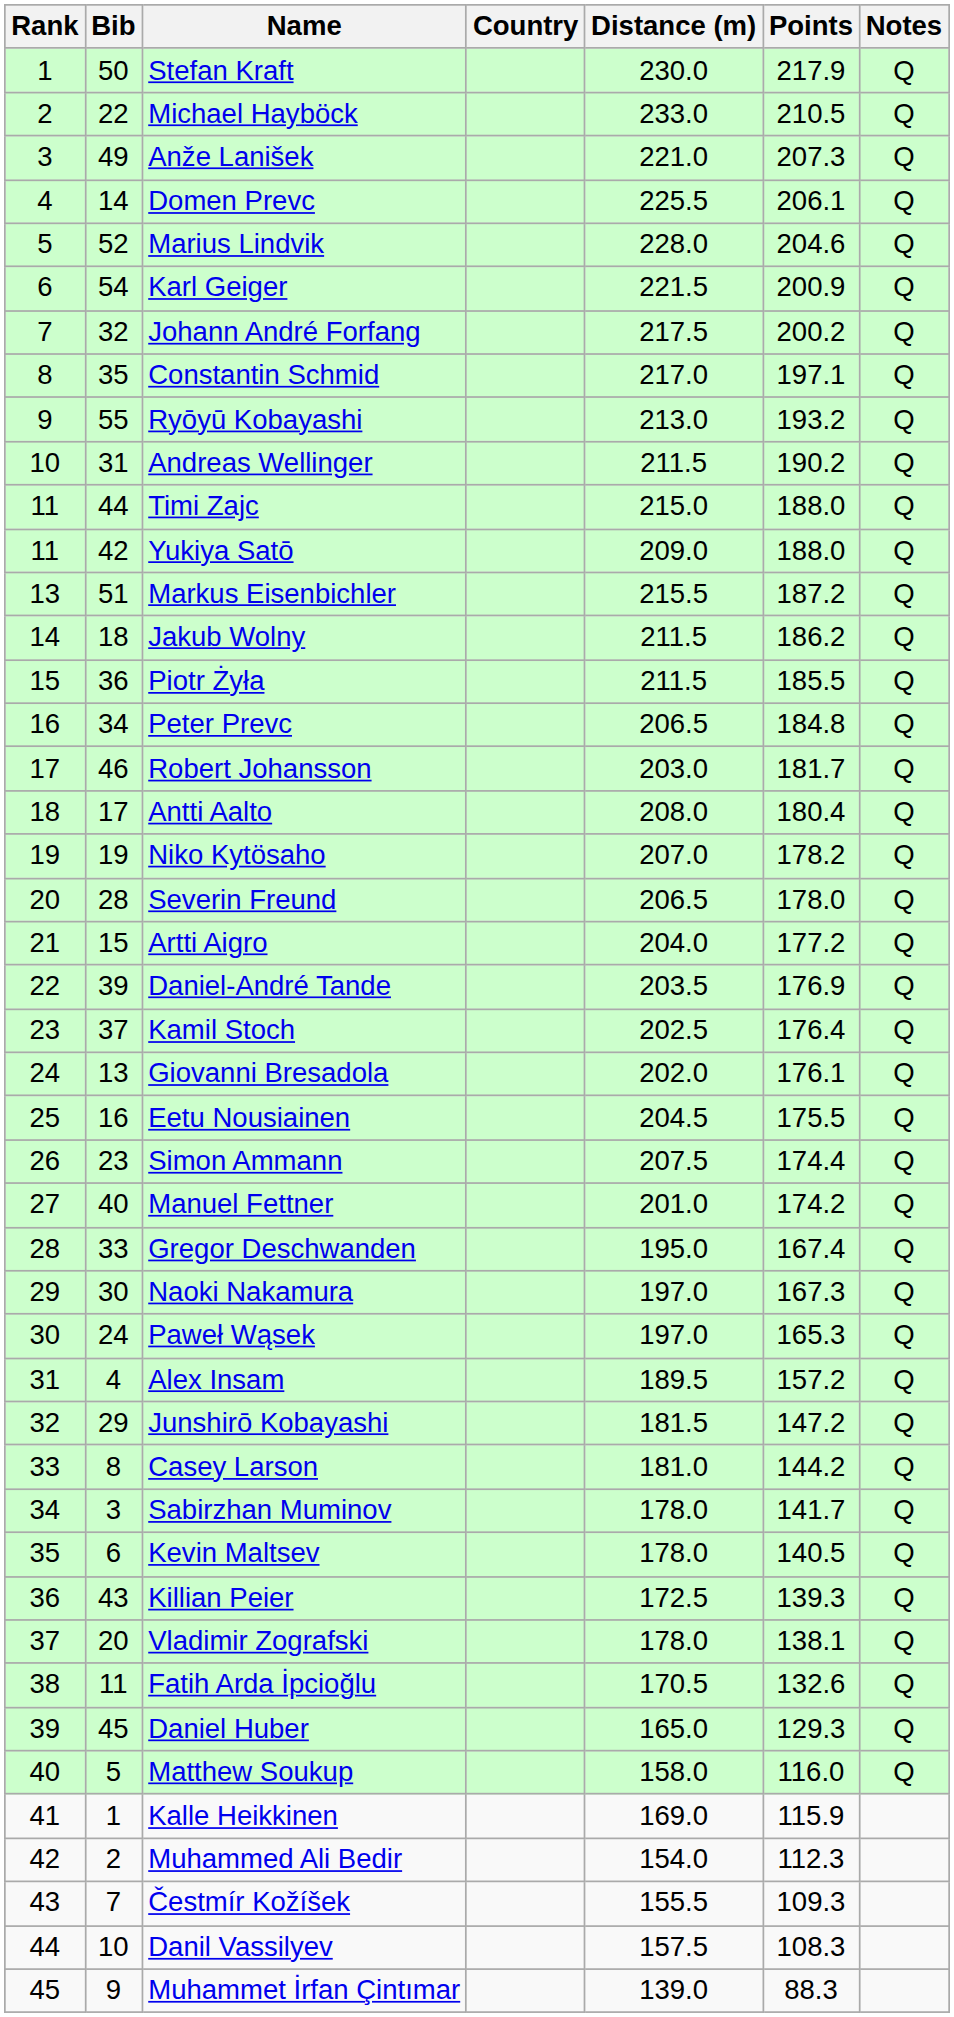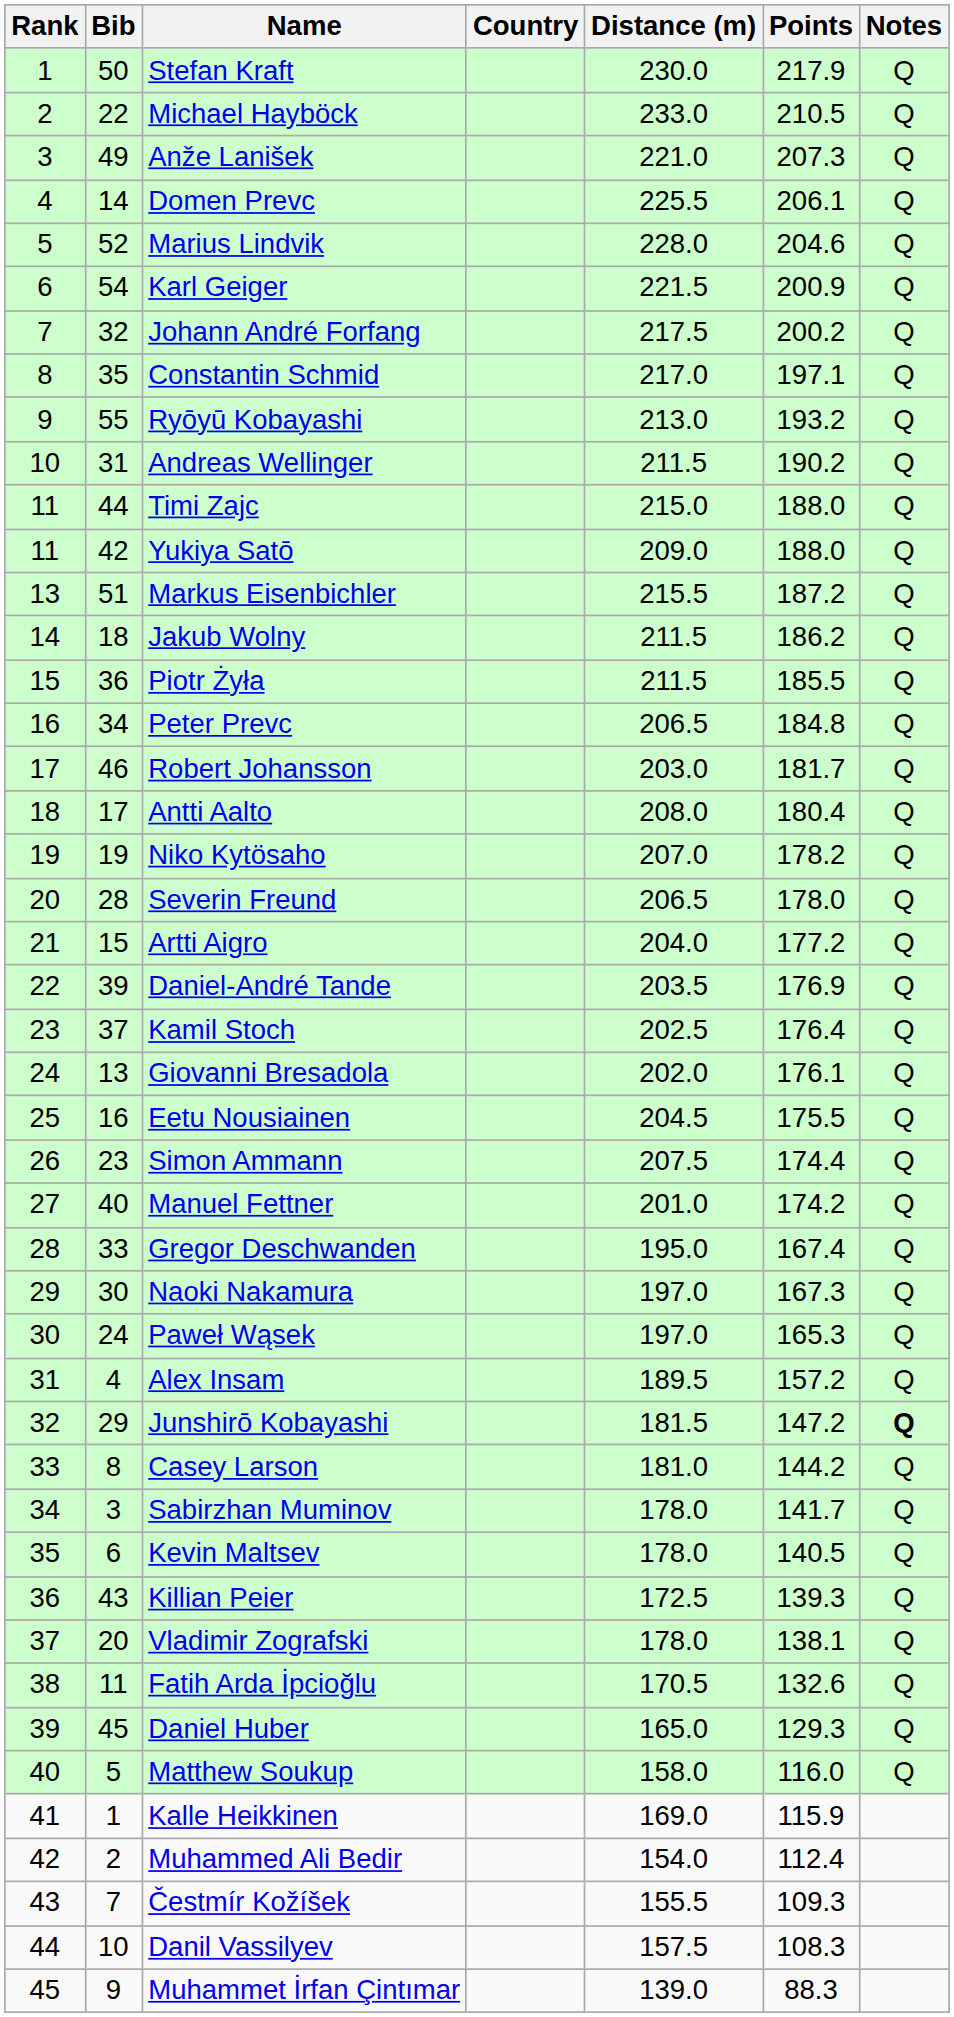(904, 1422) normal -> (904, 1422) bold
(811, 1859) 112.3 -> (811, 1859) 112.4
